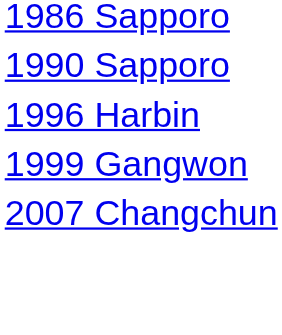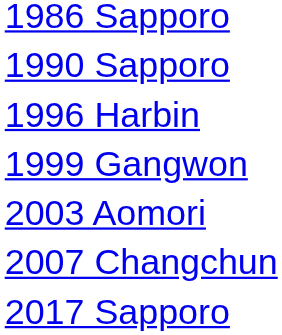+ row: (105, 213)
+ row: (117, 311)
